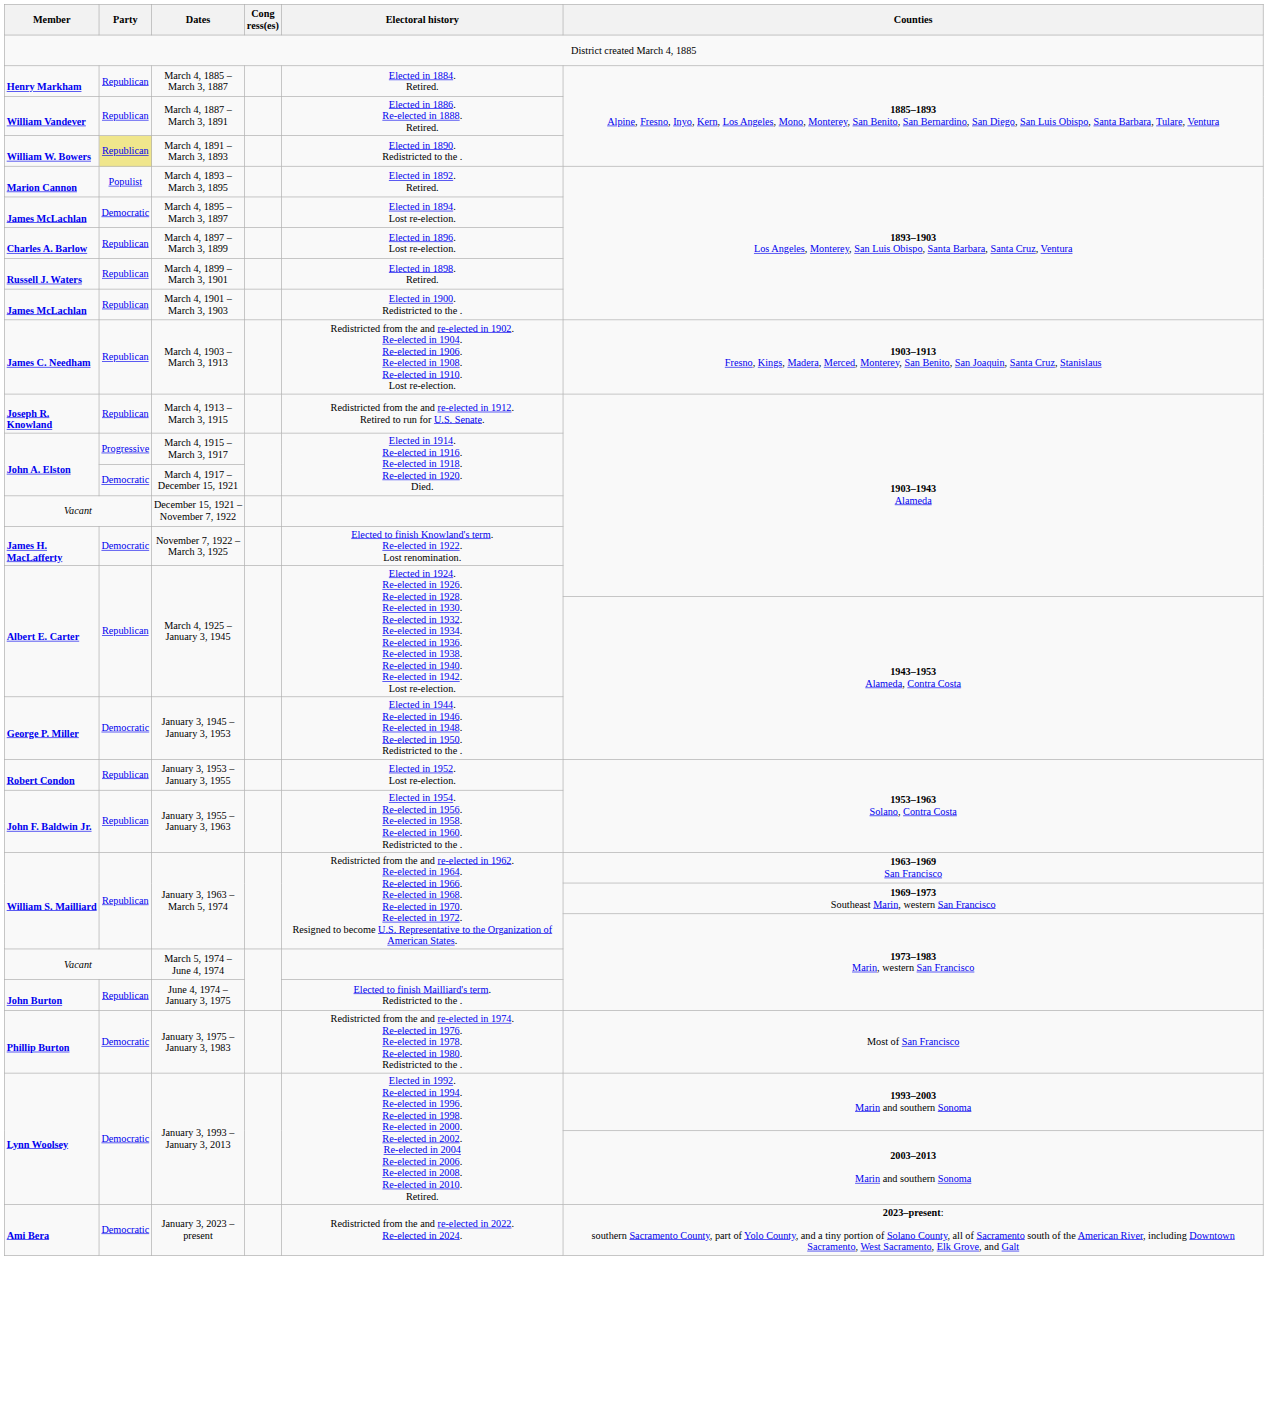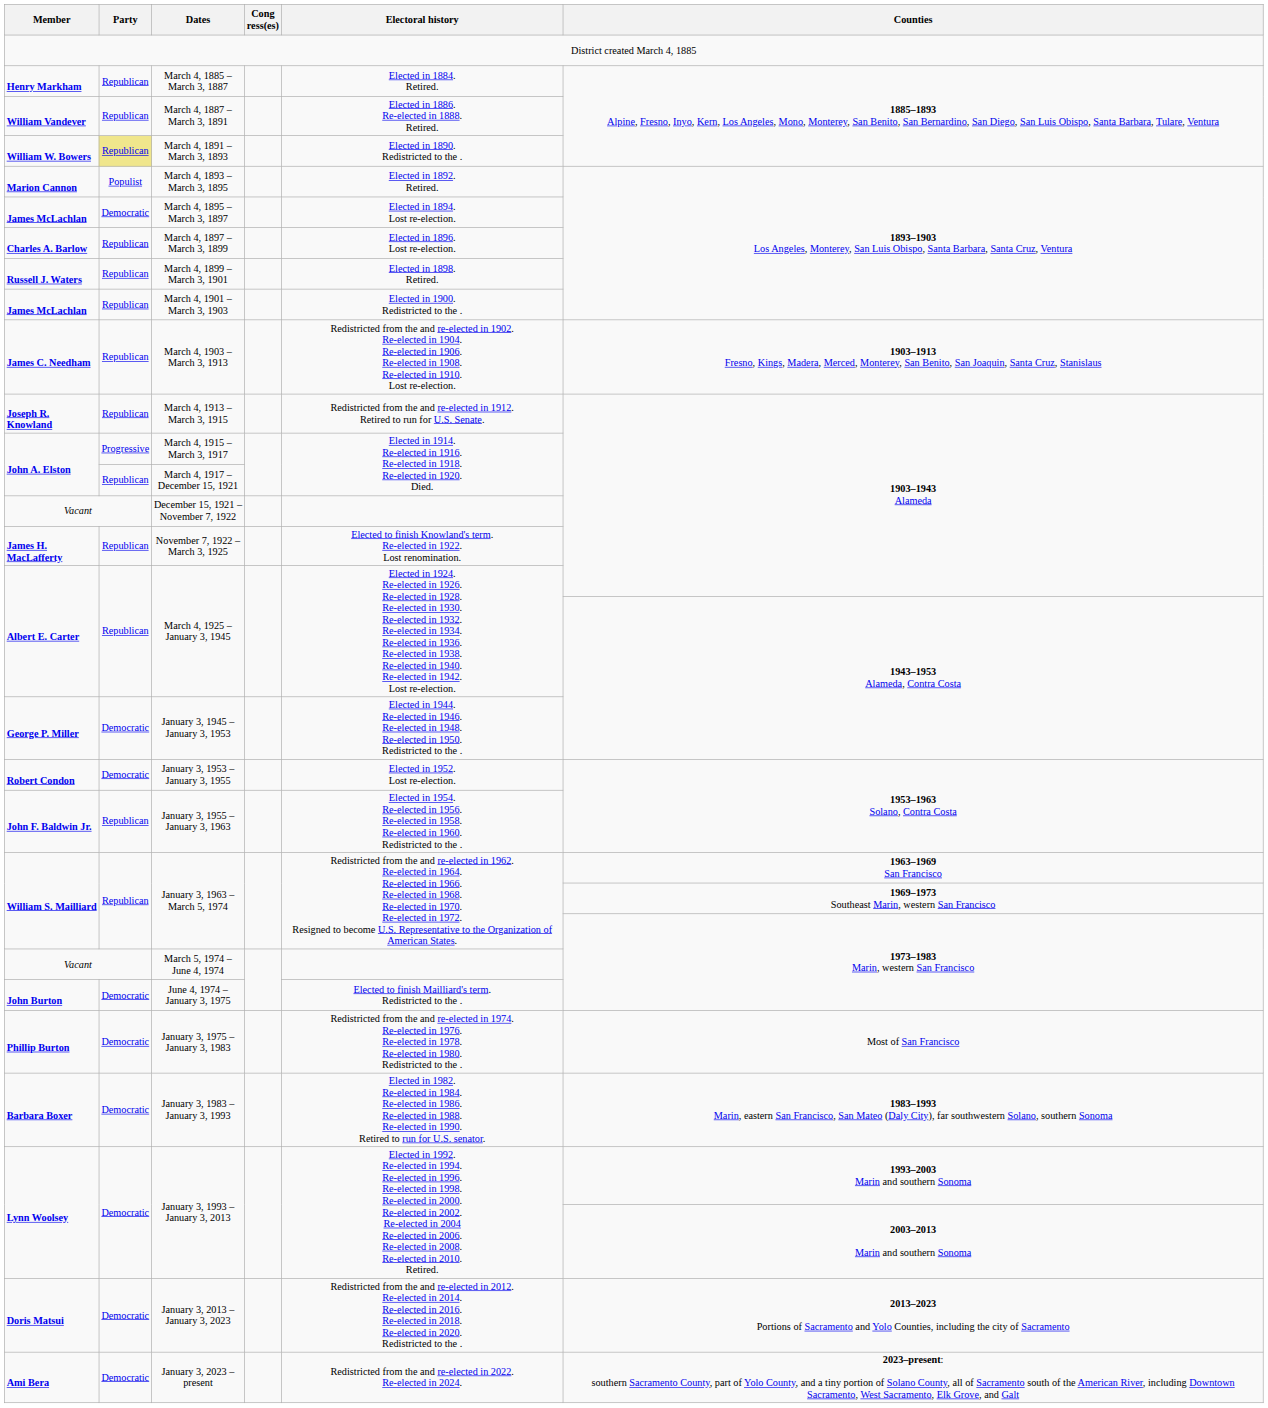(125, 480) Democratic -> (125, 480) Republican
(125, 546) Democratic -> (125, 546) Republican
(125, 774) Republican -> (125, 774) Democratic
(125, 995) Republican -> (125, 995) Democratic
+ row: (40, 1115)
+ row: (35, 1321)
